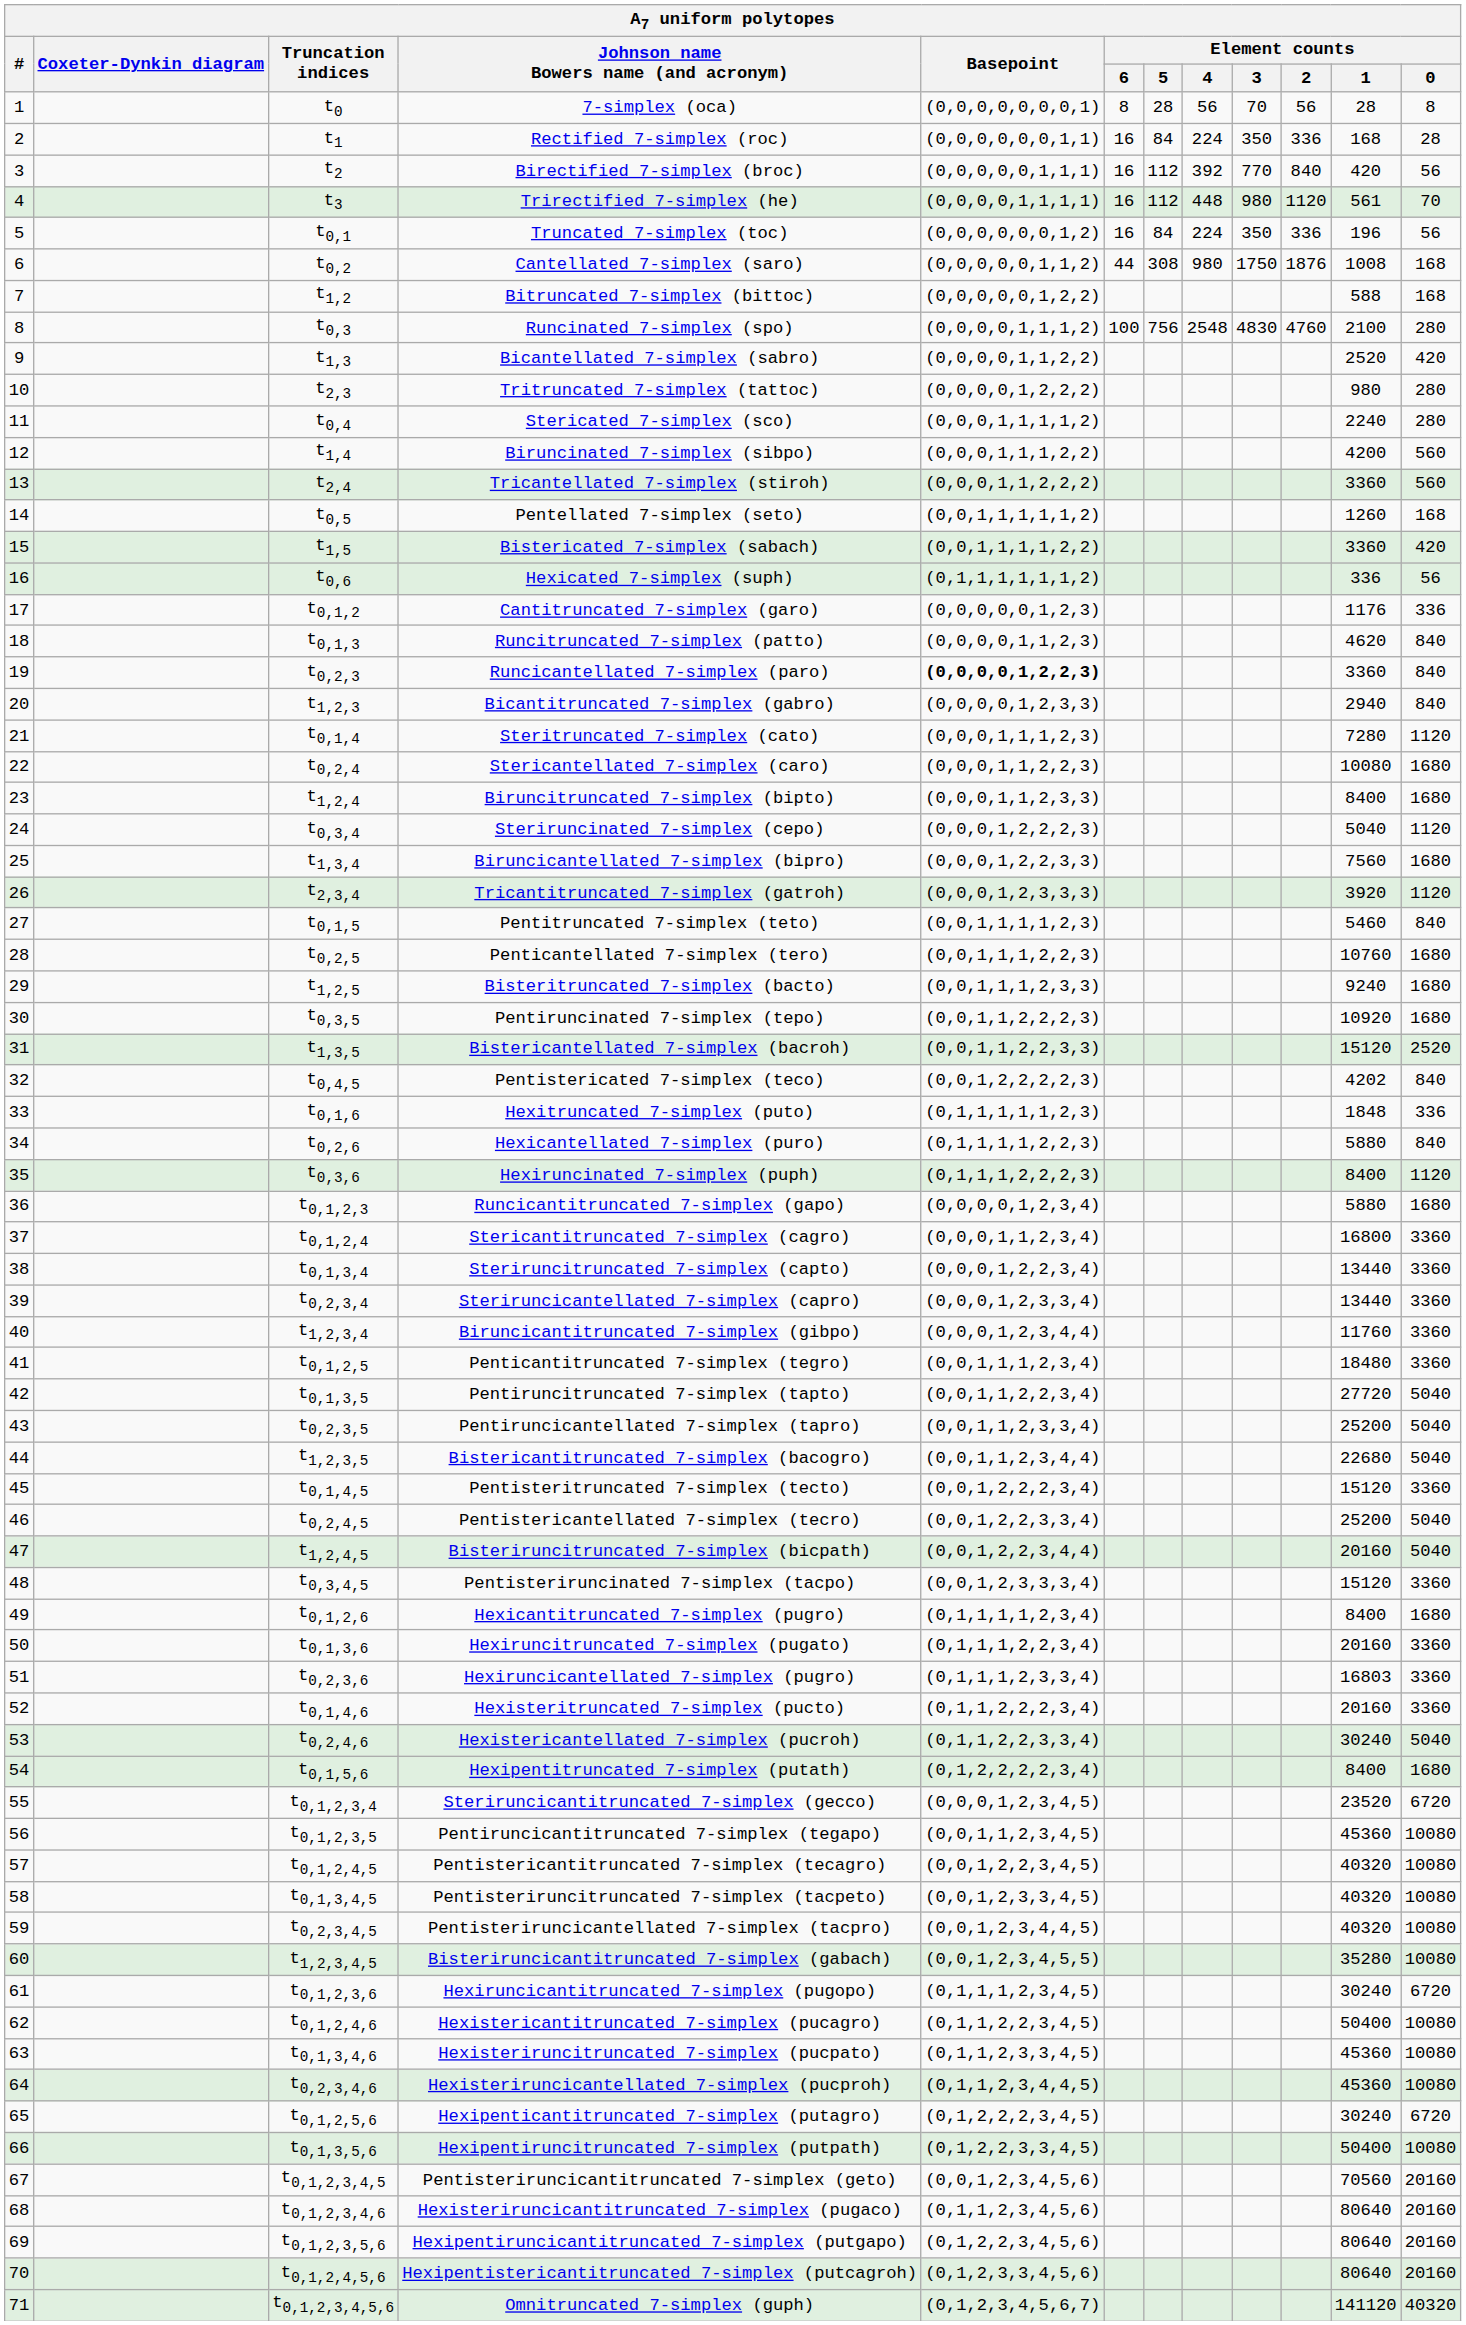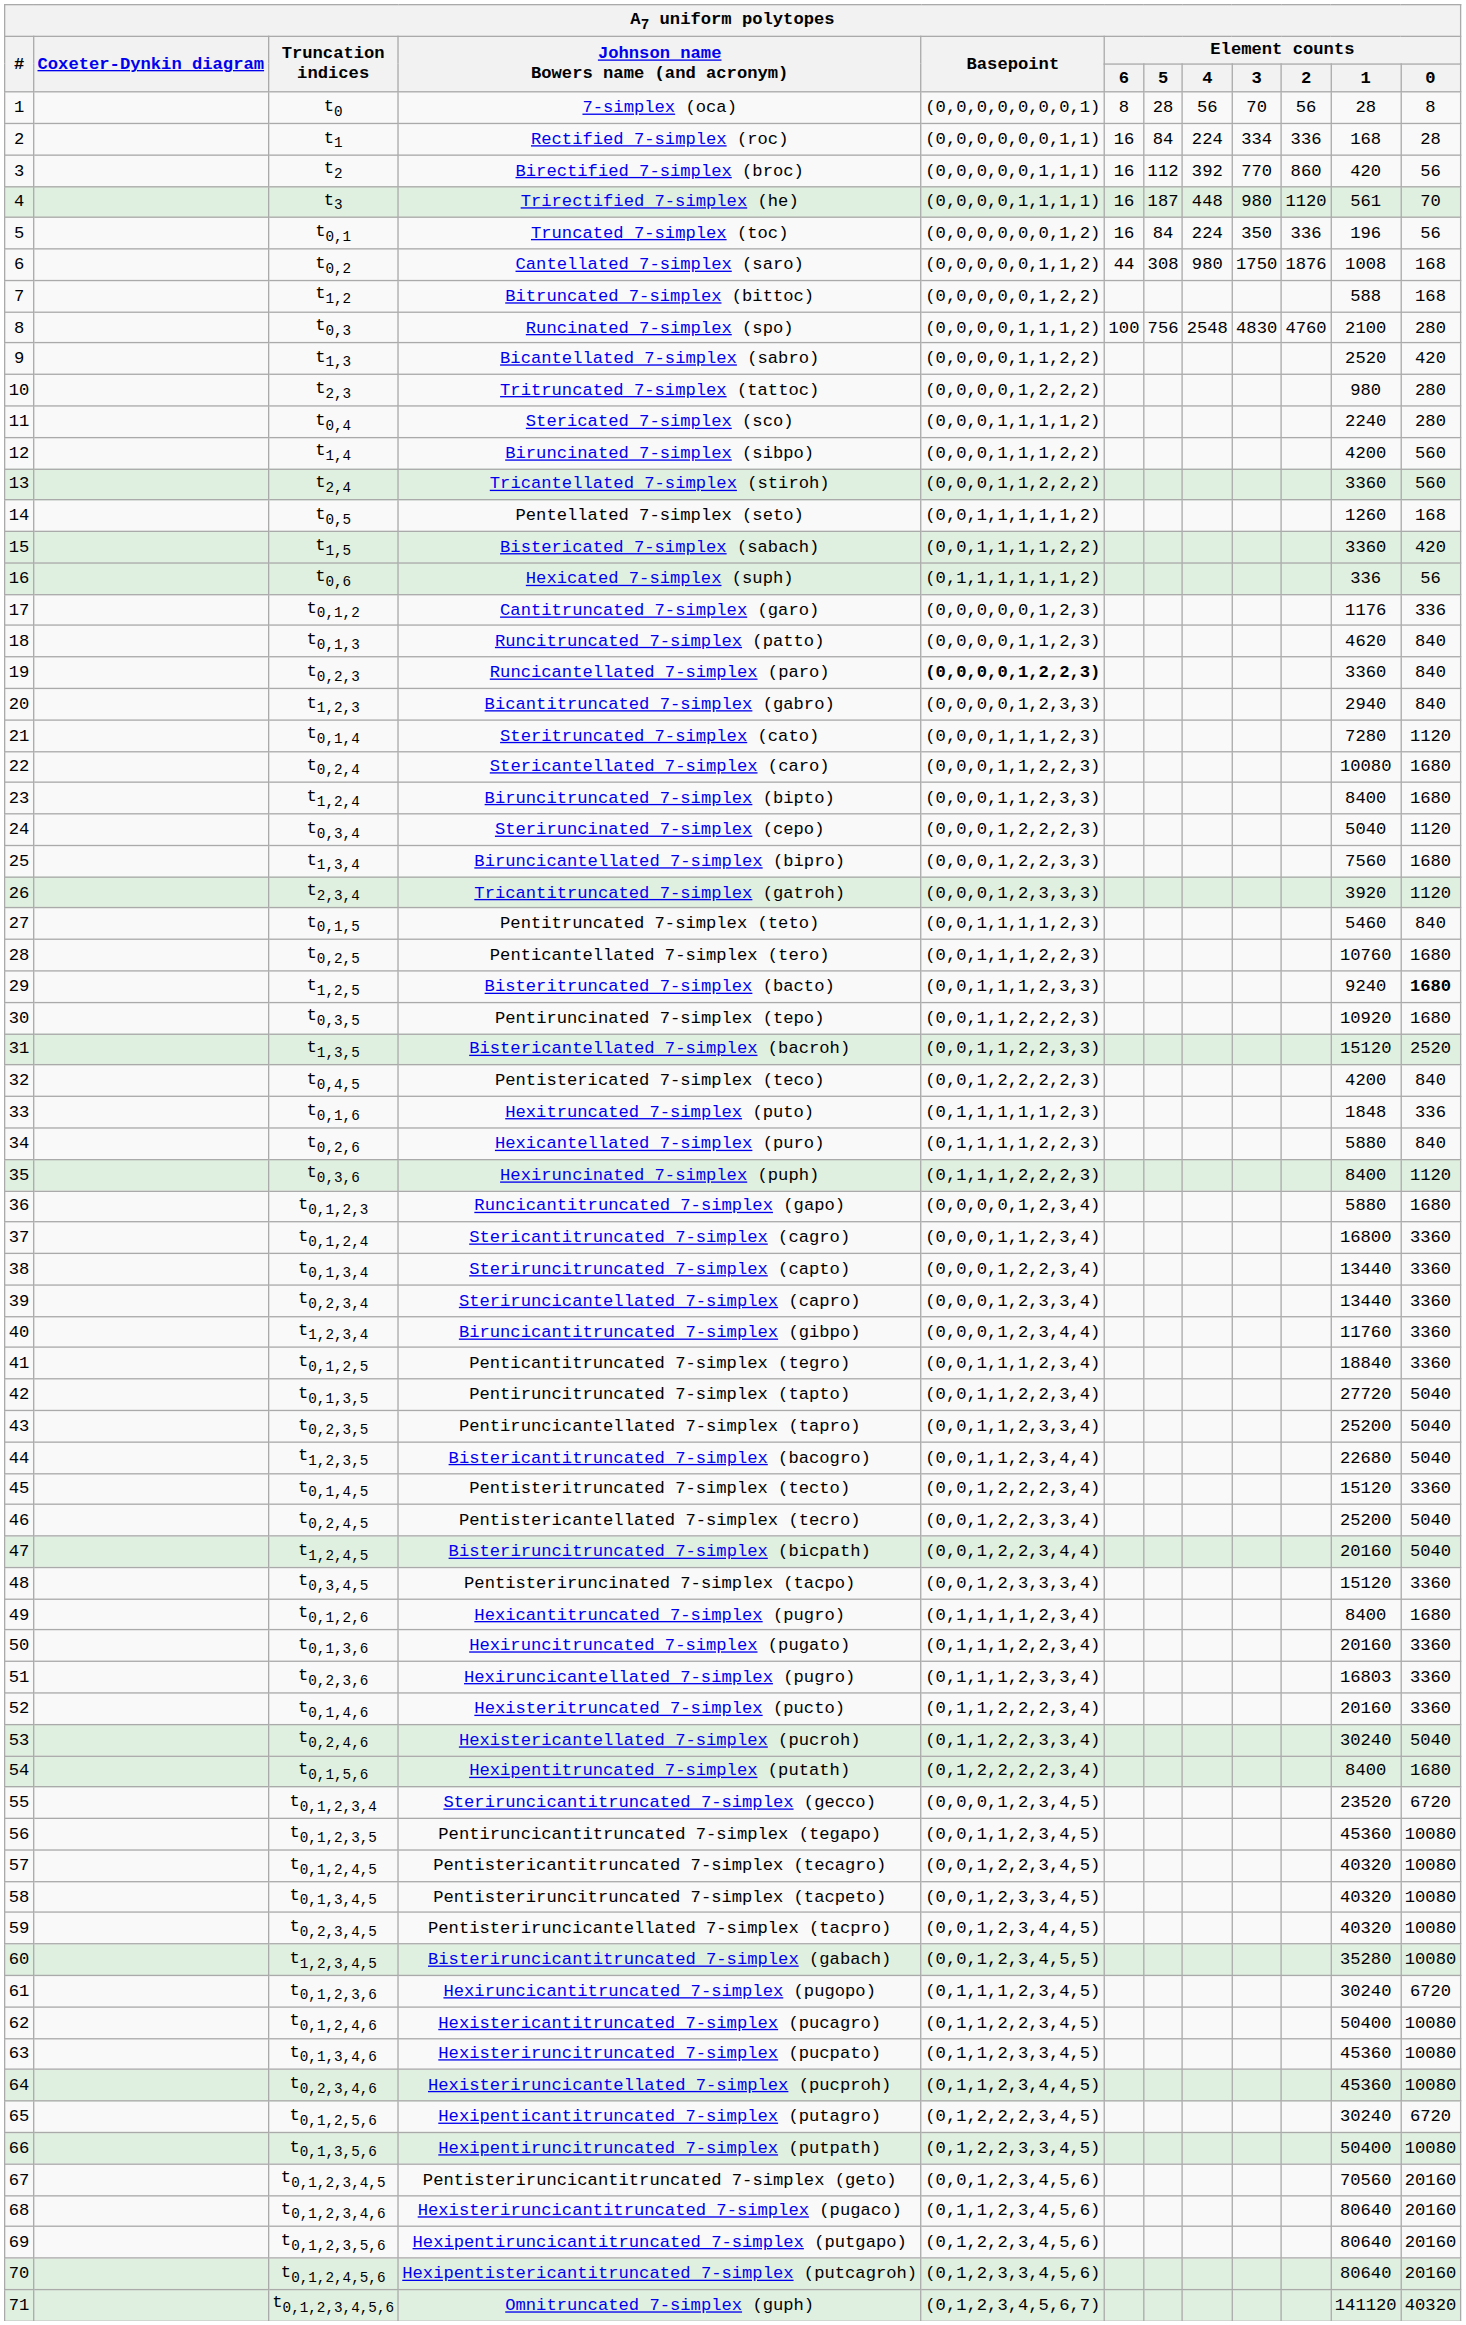(1257, 139) 350 -> (1257, 139) 334
(1306, 170) 840 -> (1306, 170) 860
(1163, 202) 112 -> (1163, 202) 187
(1431, 987) normal -> (1431, 987) bold
(1366, 1081) 4202 -> (1366, 1081) 4200
(1366, 1363) 18480 -> (1366, 1363) 18840
